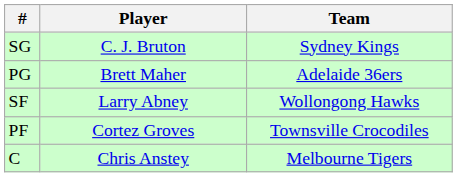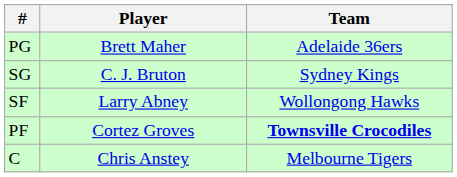rows swapped: (20, 74) <-> (20, 46)
(349, 130) normal -> (349, 130) bold
